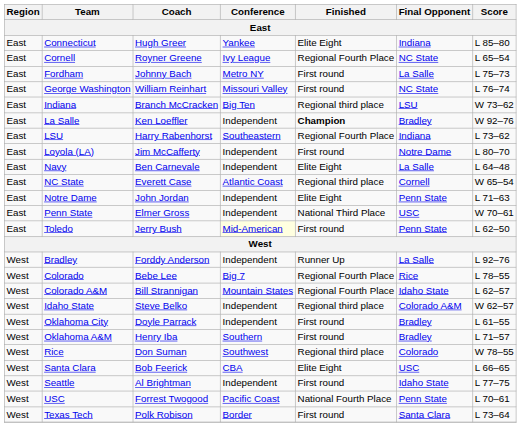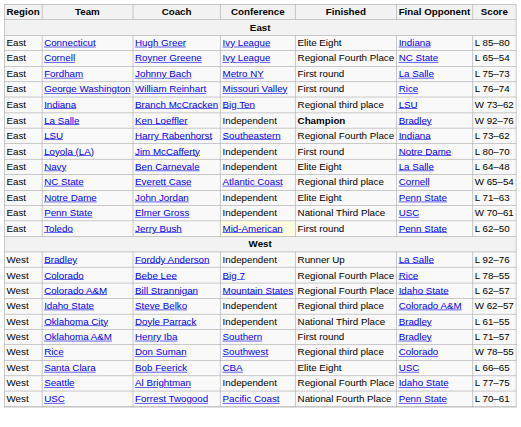(239, 43) Yankee -> (246, 43) Ivy League
(418, 89) NC State -> (408, 89) Rice
(321, 321) First round -> (341, 321) National Third Place
(321, 383) First round -> (346, 383) Regional Fourth Place
- row: (68, 414)
